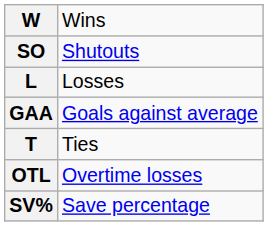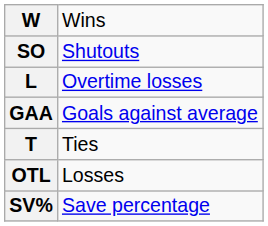(93, 82) Losses -> (132, 82) Overtime losses
(132, 175) Overtime losses -> (93, 175) Losses
